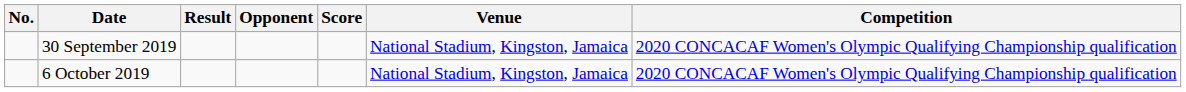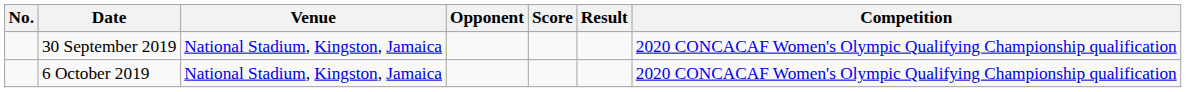columns swapped: (499, 18) <-> (208, 18)
